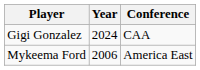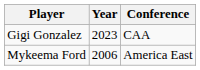(105, 34) 2024 -> (105, 34) 2023
